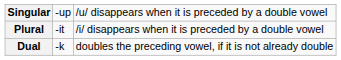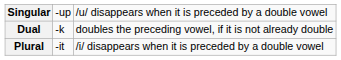rows swapped: (29, 47) <-> (29, 30)
